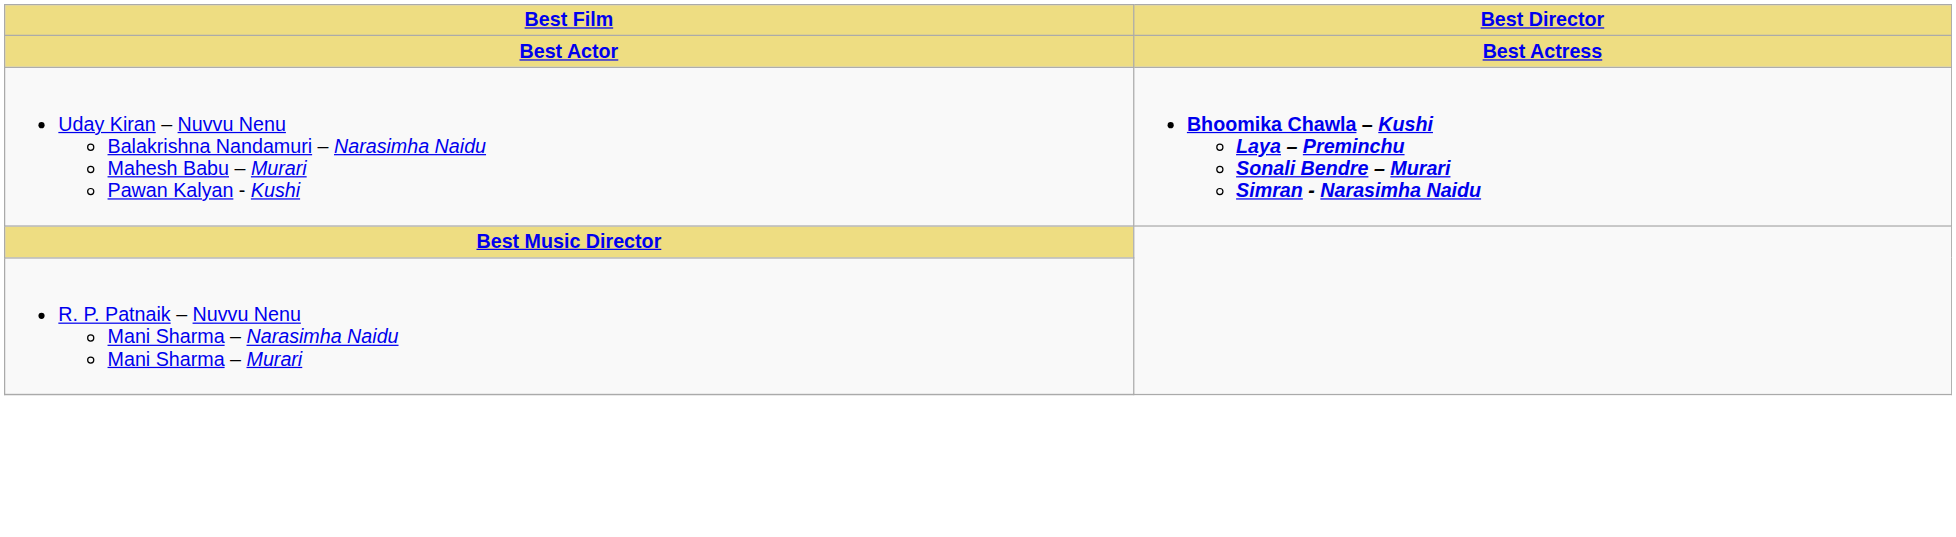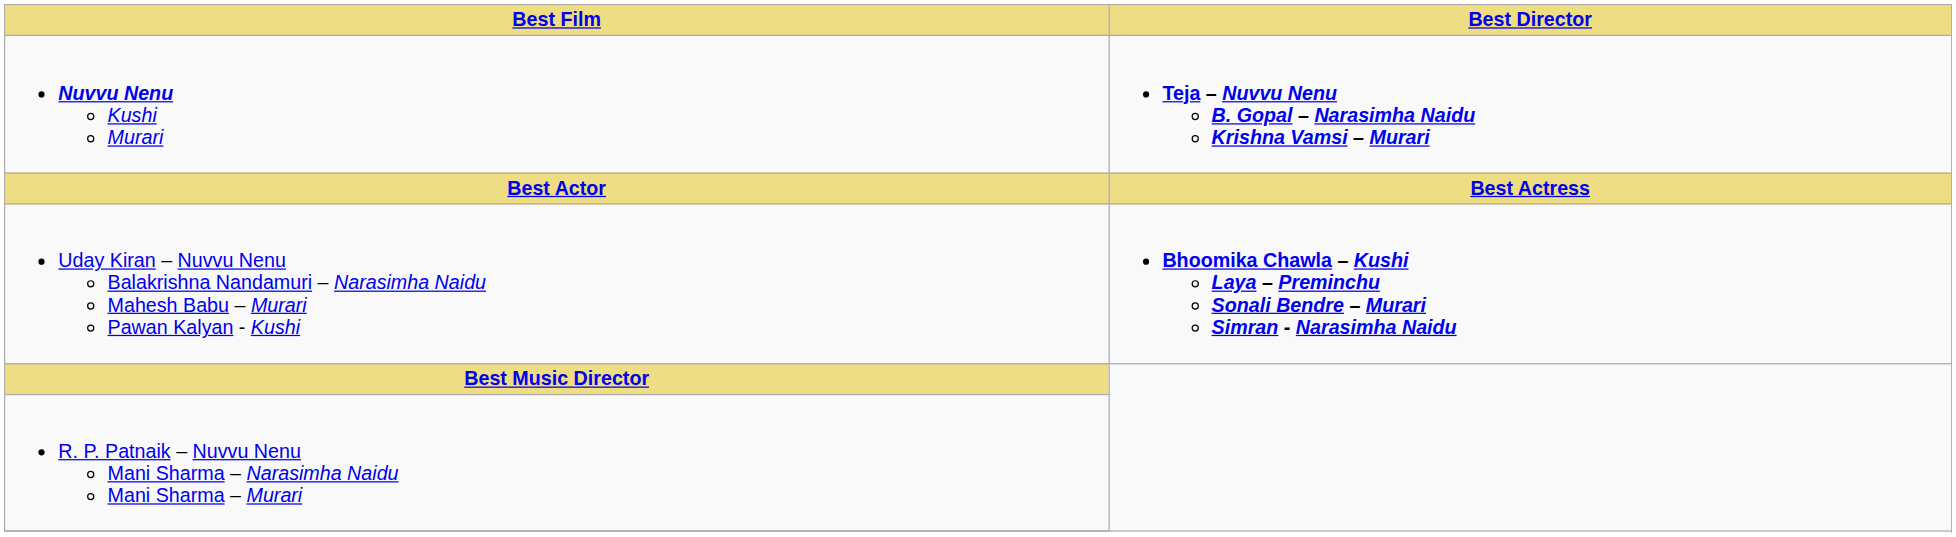+ row: (557, 115)
